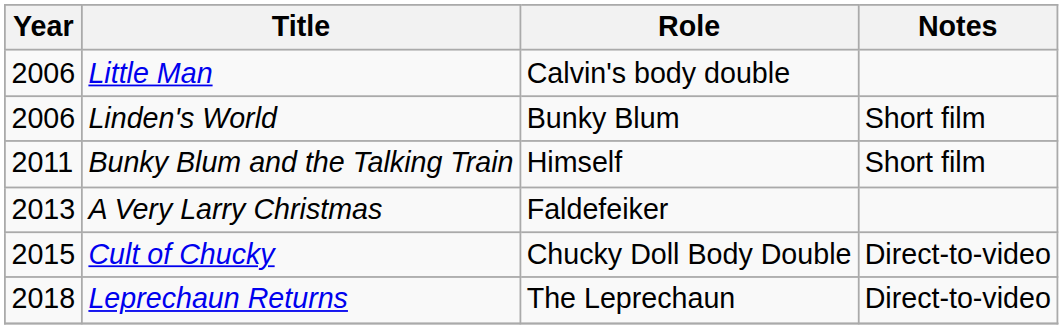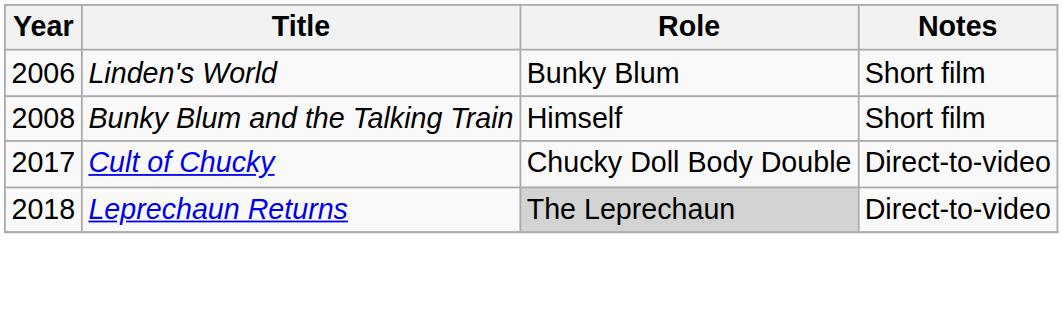- row: (151, 72)
(42, 163) 2011 -> (43, 118) 2008
- row: (235, 208)
(43, 254) 2015 -> (43, 163) 2017
(631, 299) no background -> (631, 208) lightgrey background
